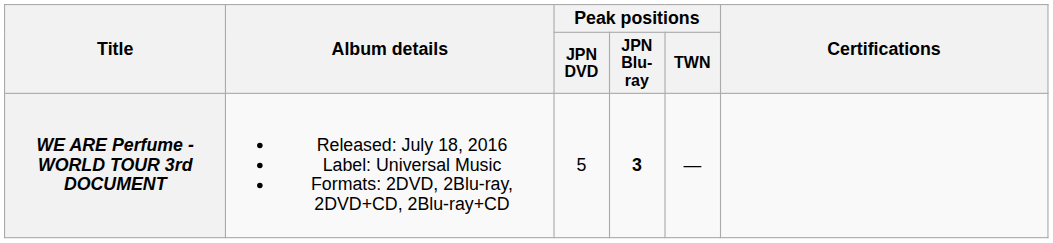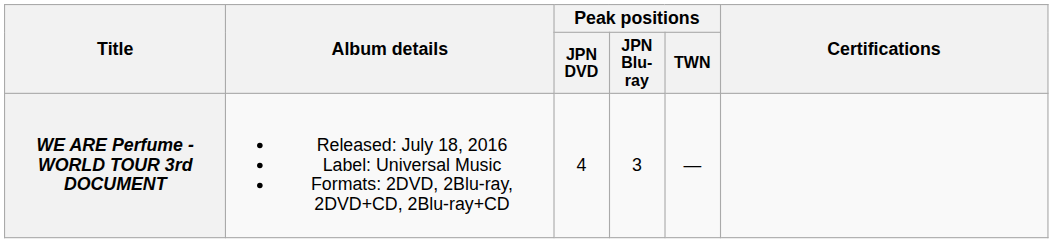(581, 165) 5 -> (581, 165) 4
(637, 165) bold -> (637, 165) normal
